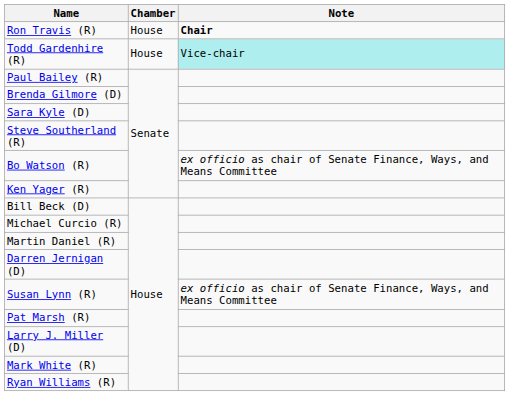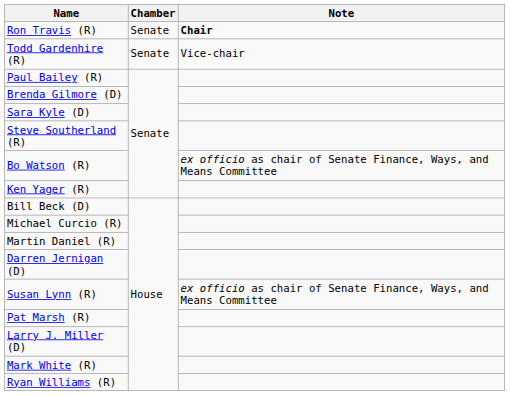(147, 30) House -> (150, 30) Senate
(147, 54) House -> (150, 54) Senate
(213, 54) paleturquoise background -> (213, 54) no background
